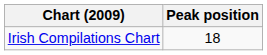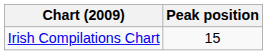(213, 38) 18 -> (213, 38) 15
